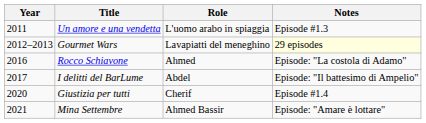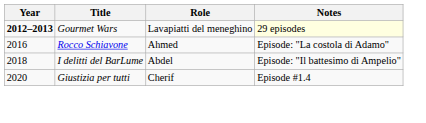- row: (109, 28)
(30, 45) normal -> (30, 28) bold
(17, 77) 2017 -> (17, 61) 2018
- row: (90, 110)
